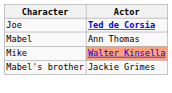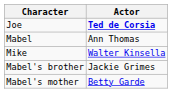(127, 53) lightsalmon background -> (127, 53) no background
+ row: (43, 81)
